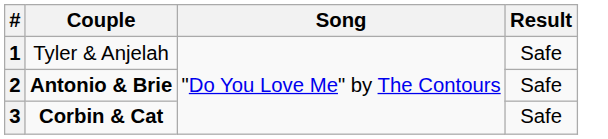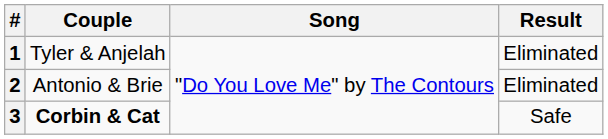(541, 52) Safe -> (551, 52) Eliminated
(101, 85) bold -> (98, 85) normal
(541, 85) Safe -> (551, 85) Eliminated
